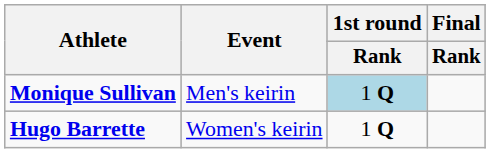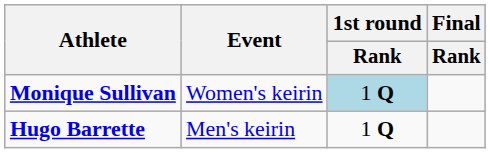(241, 93) Men's keirin -> (254, 93) Women's keirin
(254, 129) Women's keirin -> (241, 129) Men's keirin
